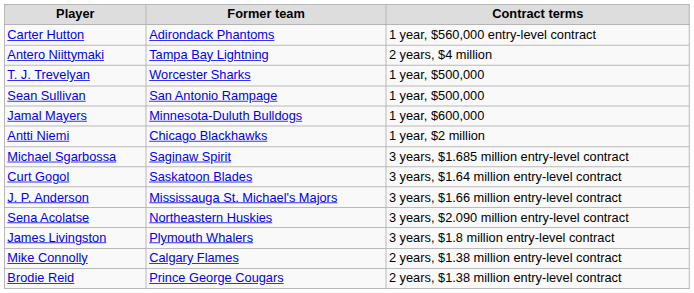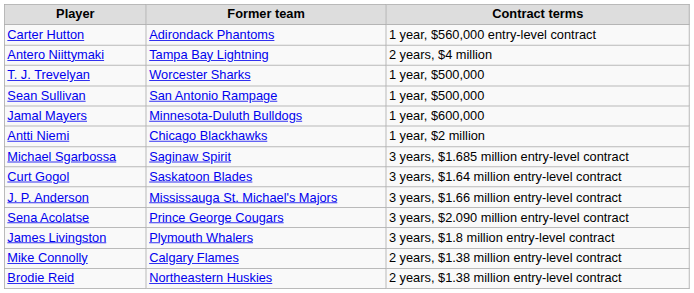(211, 217) Northeastern Huskies -> (216, 217) Prince George Cougars
(216, 278) Prince George Cougars -> (211, 278) Northeastern Huskies
